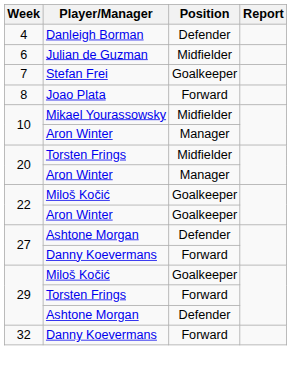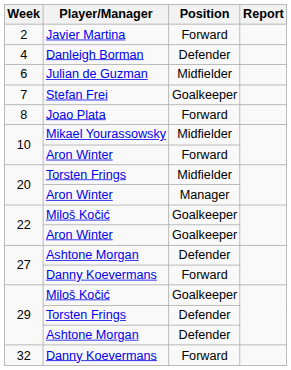+ row: (24, 34)
(205, 134) Manager -> (205, 154) Forward
(205, 295) Forward -> (205, 315) Defender
